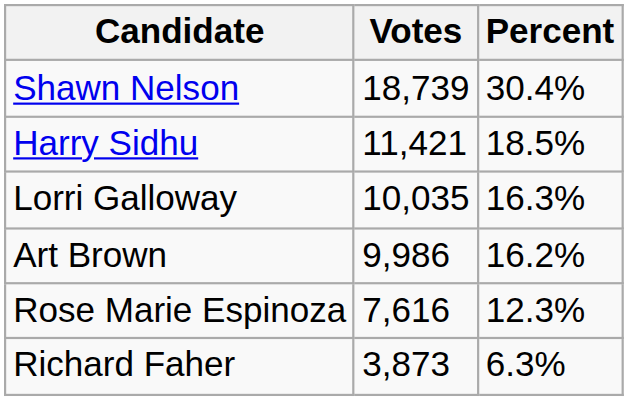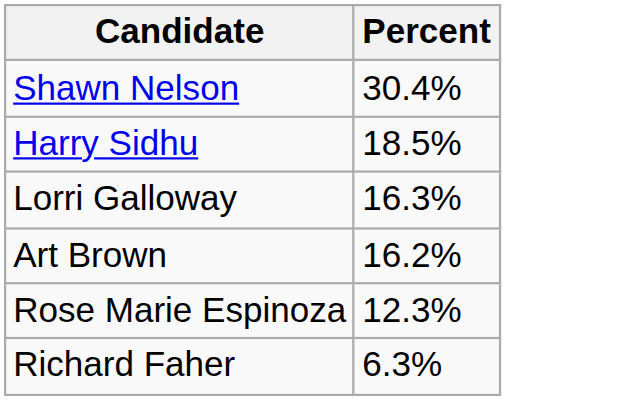- column: (416, 32)
